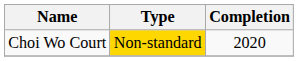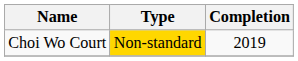(250, 42) 2020 -> (250, 42) 2019
